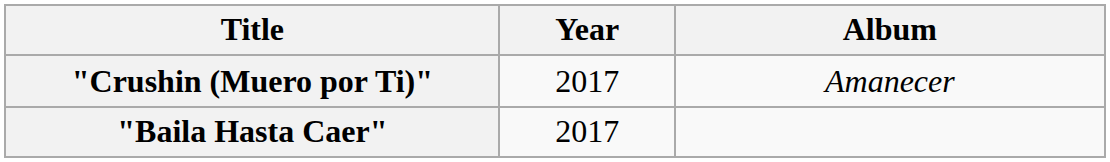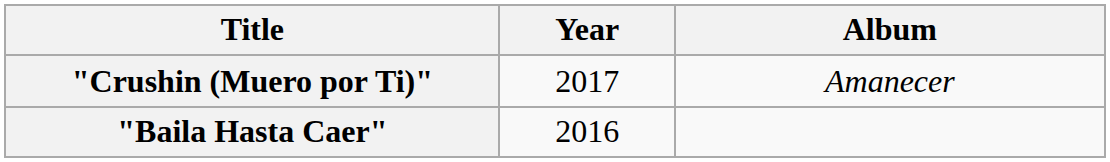(587, 131) 2017 -> (587, 131) 2016
